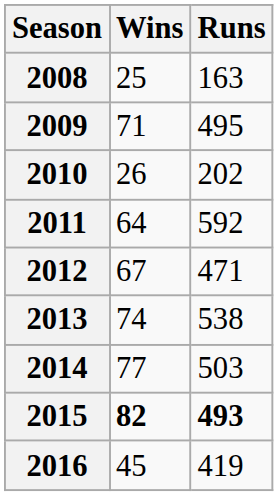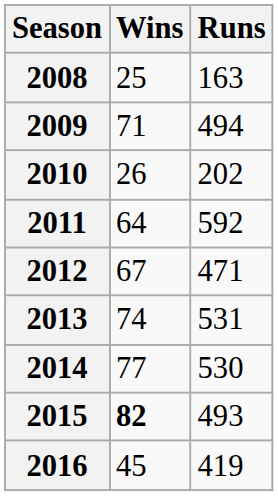(220, 125) 495 -> (220, 125) 494
(220, 319) 538 -> (220, 319) 531
(220, 367) 503 -> (220, 367) 530
(220, 416) bold -> (220, 416) normal
